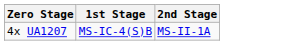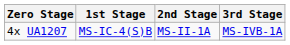+ column: (252, 13)
